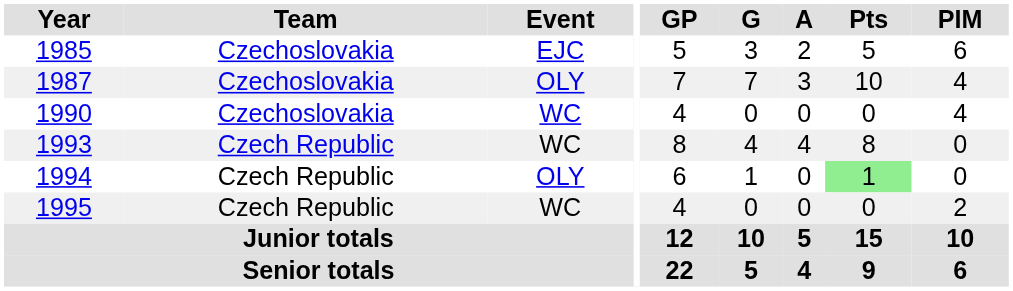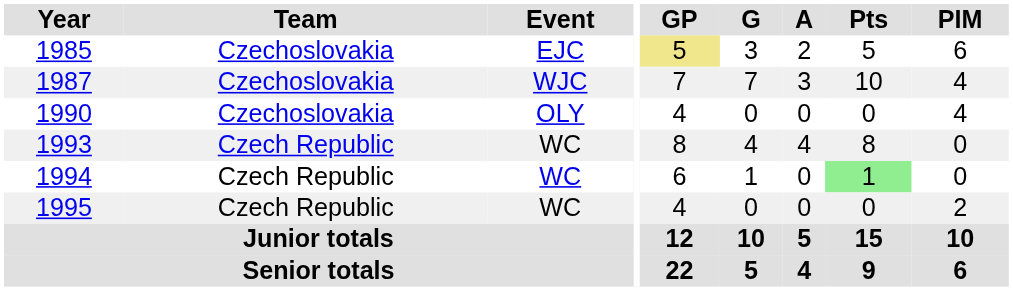(679, 50) no background -> (679, 50) khaki background
(560, 82) OLY -> (560, 82) WJC
(560, 113) WC -> (560, 113) OLY
(560, 176) OLY -> (560, 176) WC
